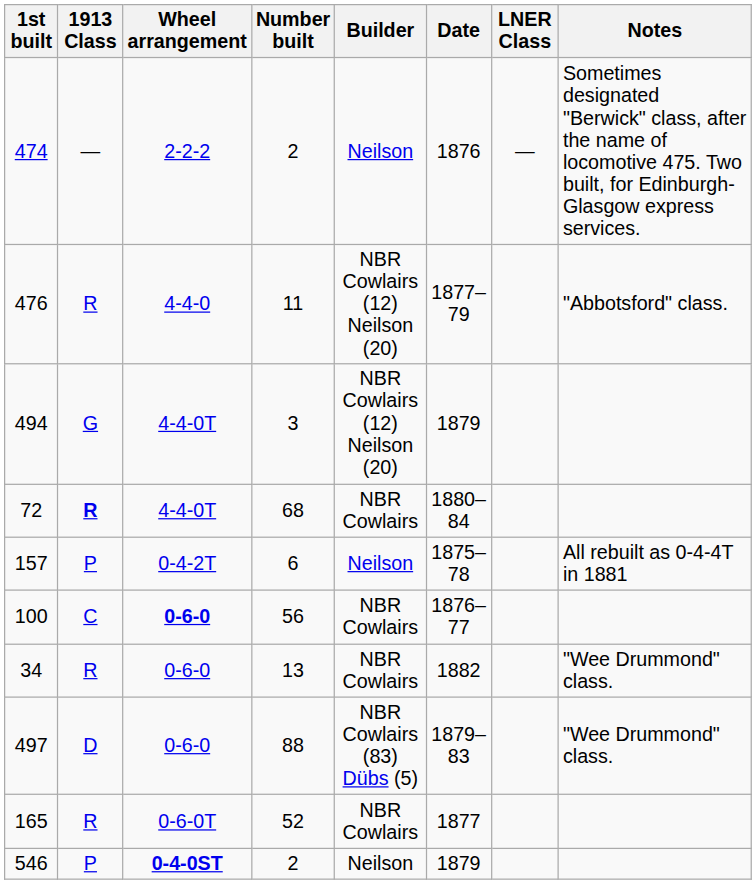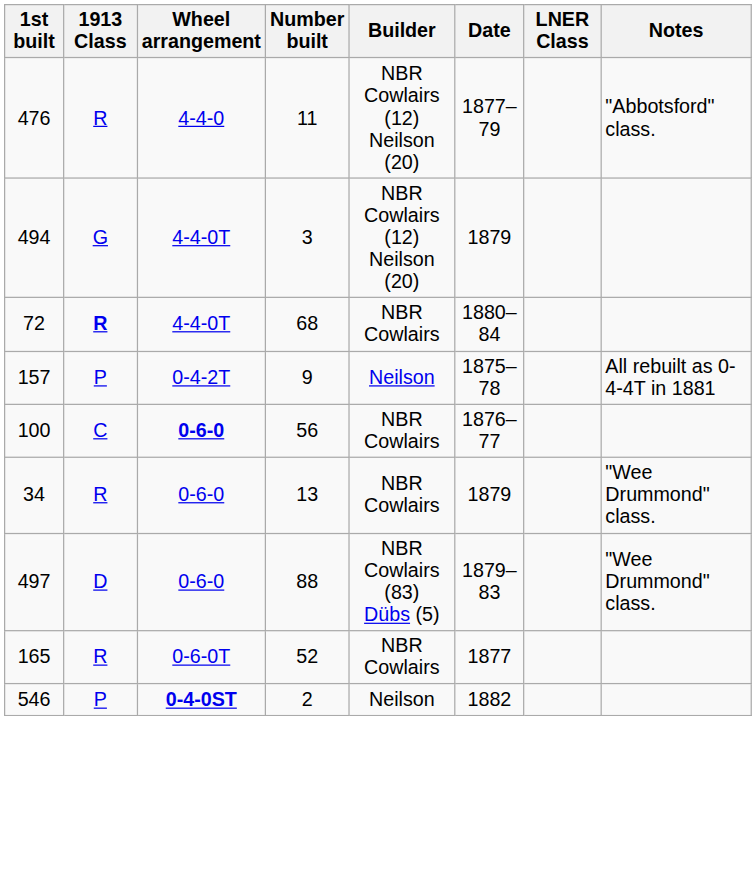- row: (31, 150)
(293, 563) 6 -> (307, 377) 9
(459, 670) 1882 -> (489, 495) 1879
(459, 863) 1879 -> (489, 699) 1882
